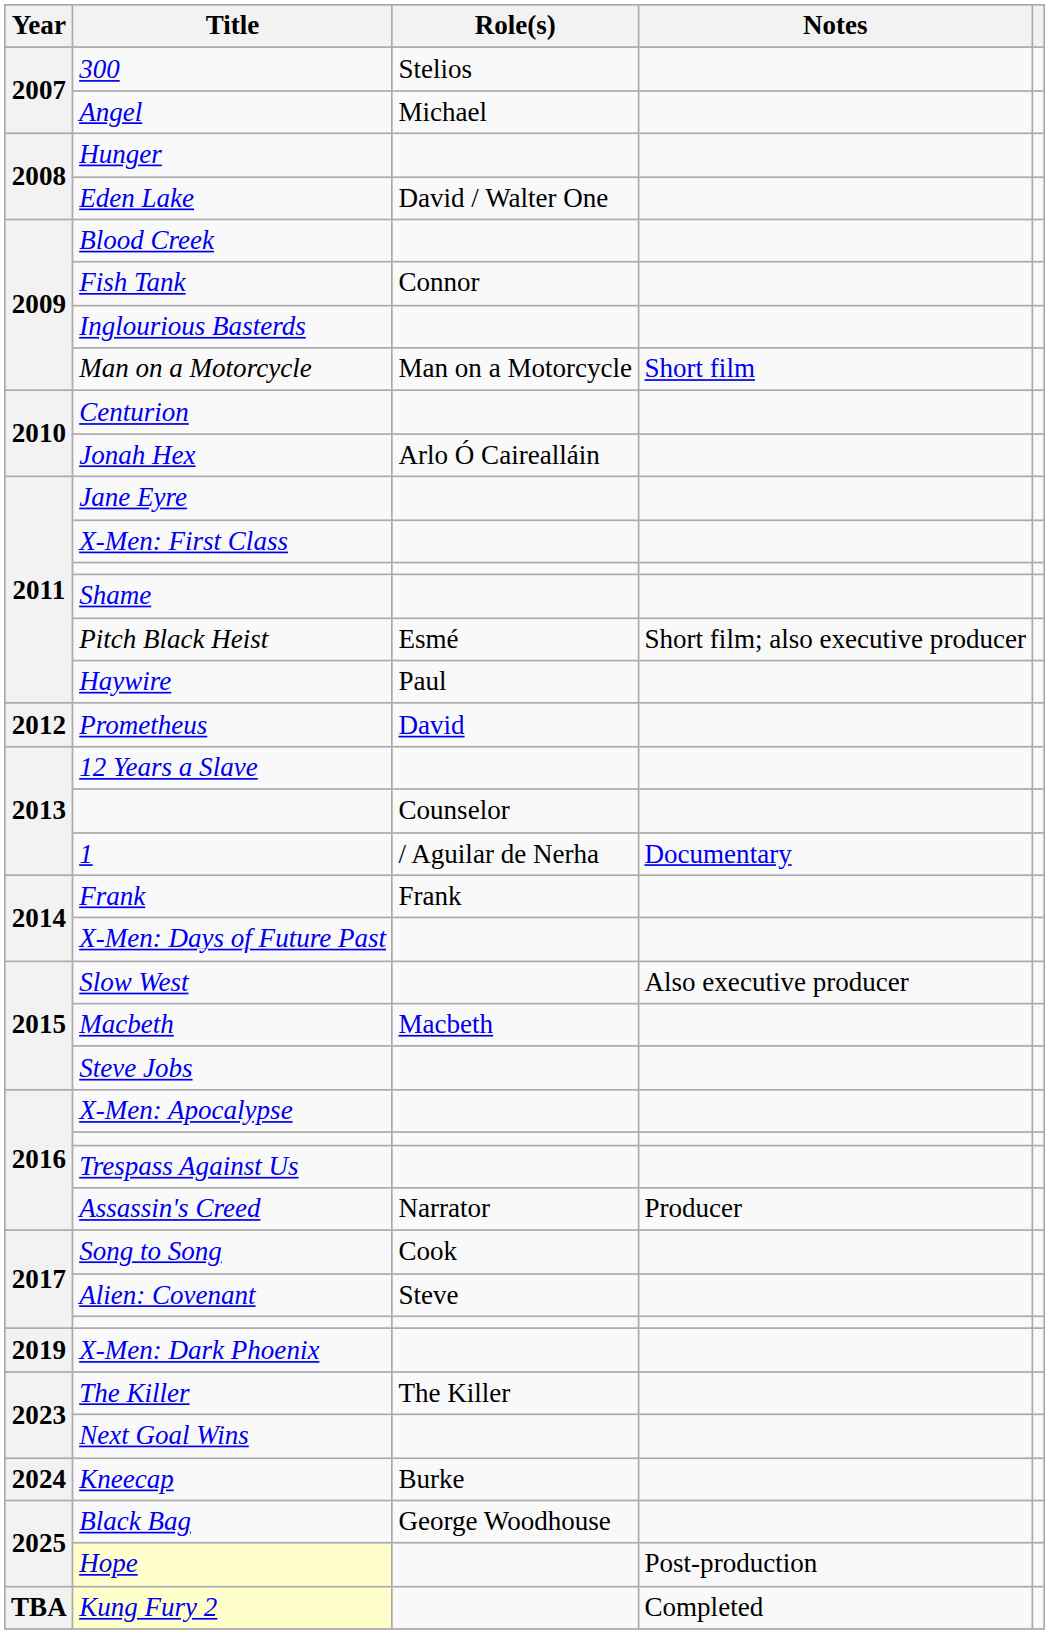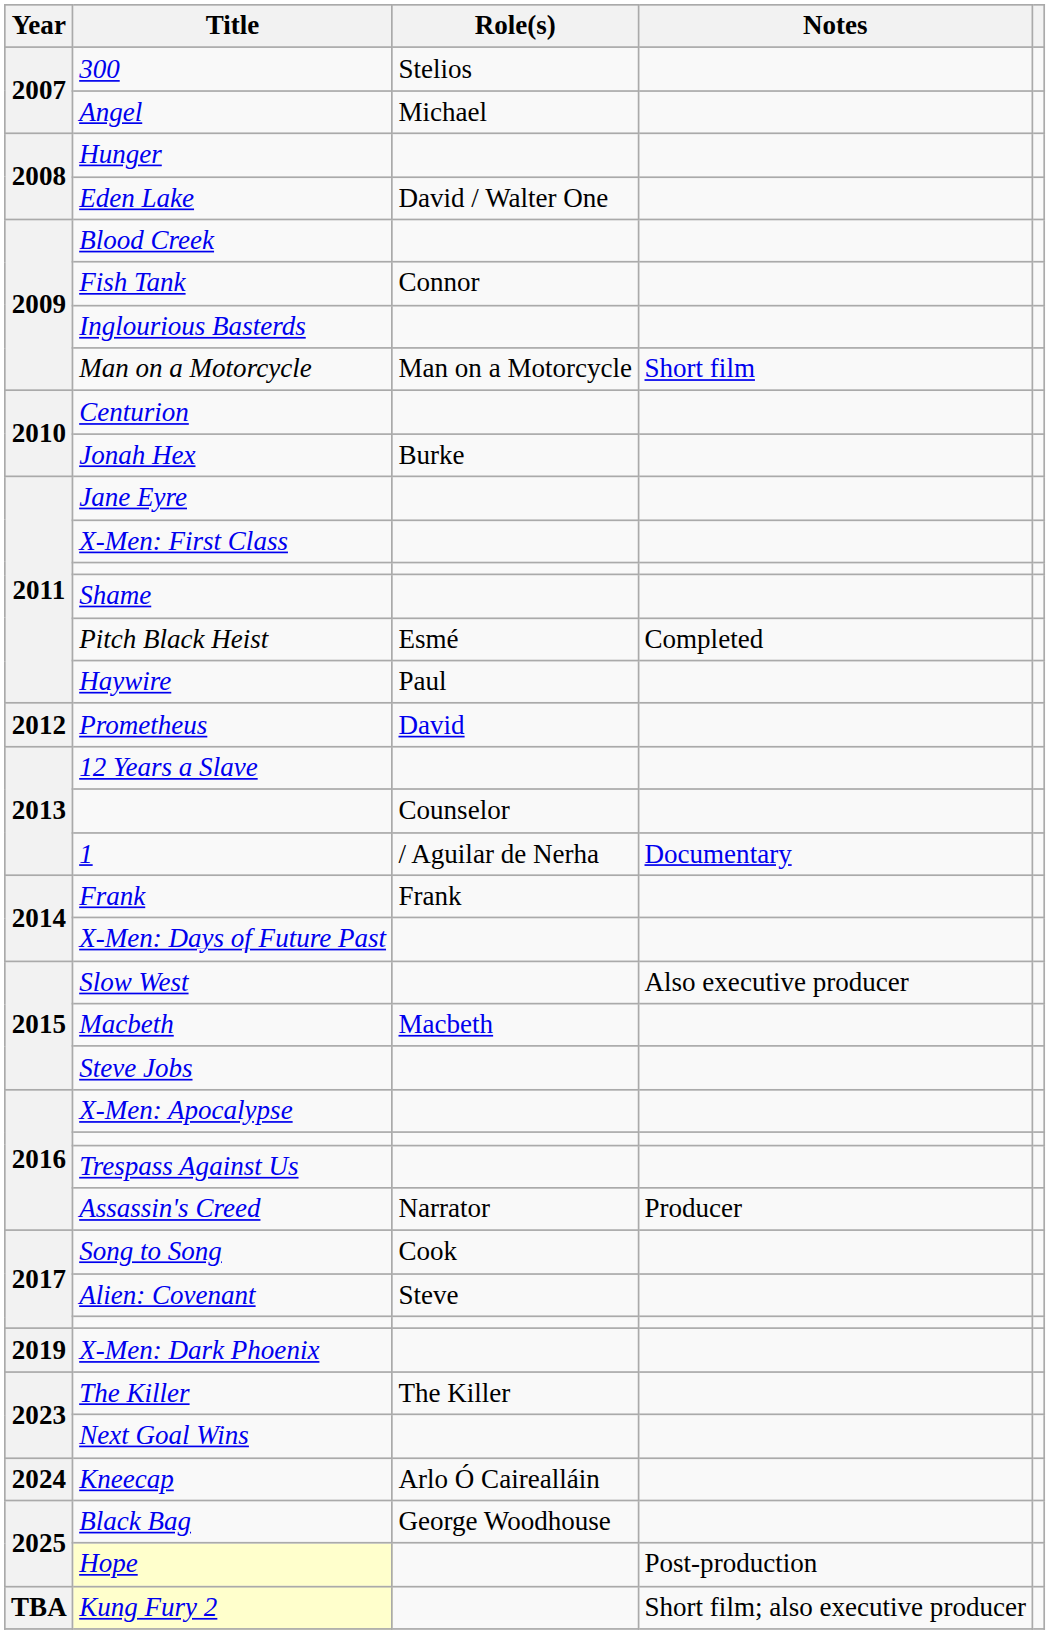(499, 454) Arlo Ó Cairealláin -> (432, 454) Burke
(835, 638) Short film; also executive producer -> (704, 638) Completed
(432, 1478) Burke -> (499, 1478) Arlo Ó Cairealláin
(704, 1607) Completed -> (835, 1607) Short film; also executive producer
